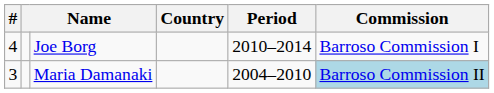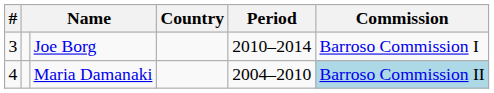(13, 46) 4 -> (13, 46) 3
(13, 74) 3 -> (13, 74) 4
